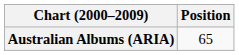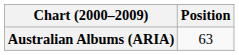(206, 38) 65 -> (206, 38) 63
